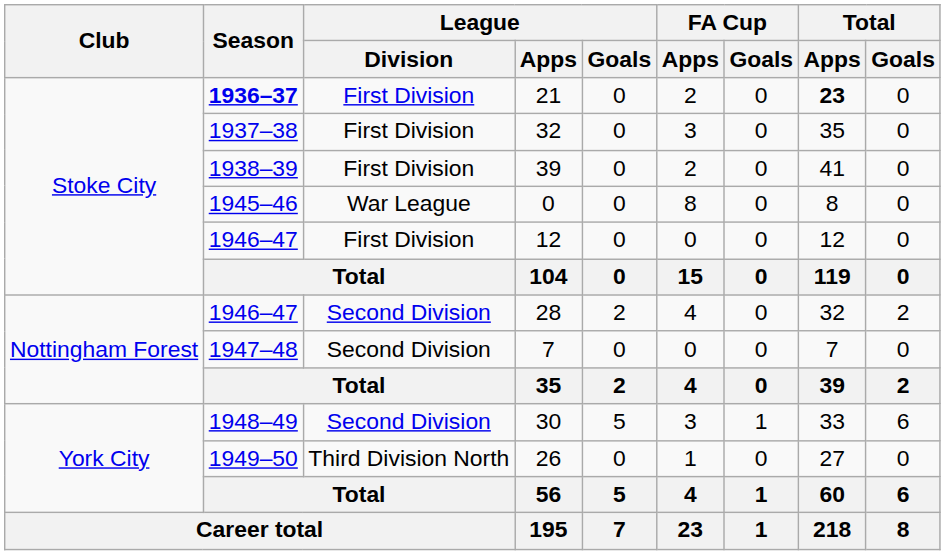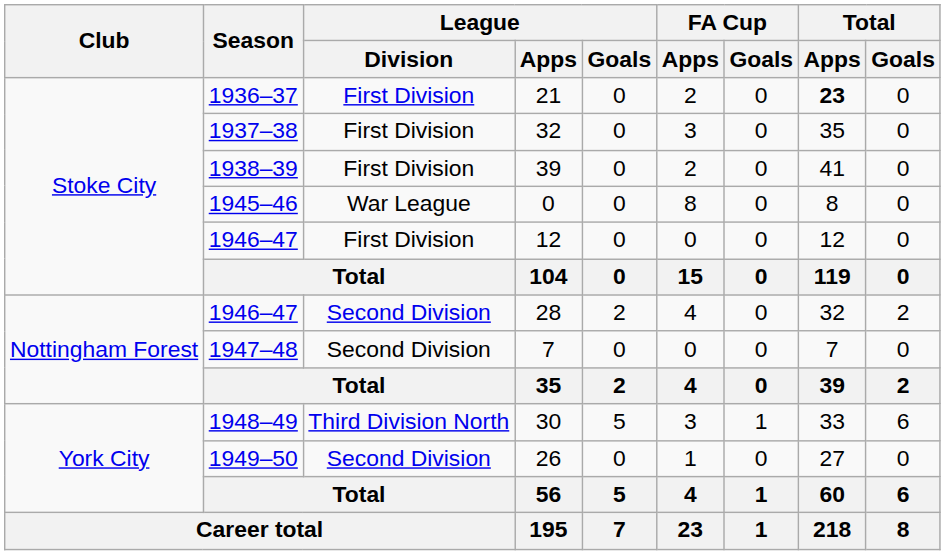(253, 95) bold -> (253, 95) normal
(409, 421) Second Division -> (409, 421) Third Division North
(409, 458) Third Division North -> (409, 458) Second Division
